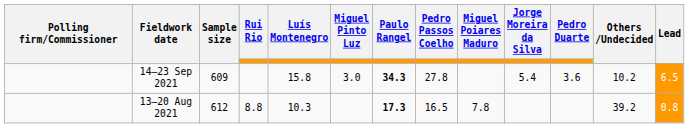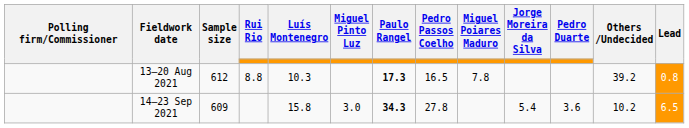rows swapped: (166, 79) <-> (166, 108)
